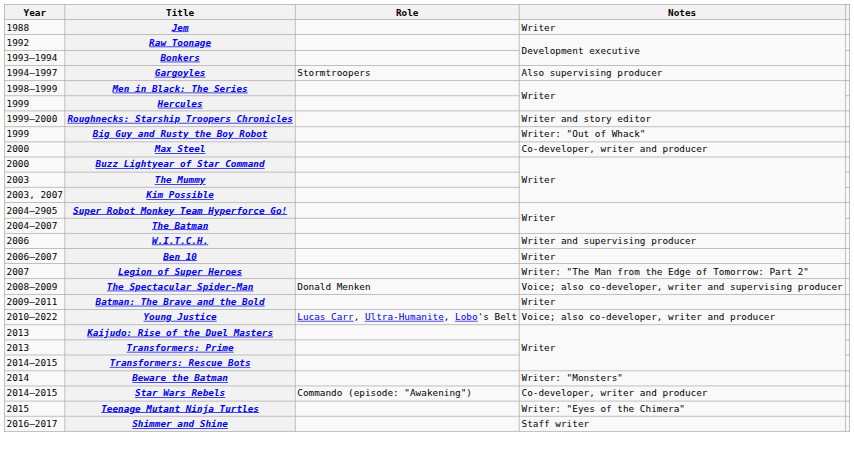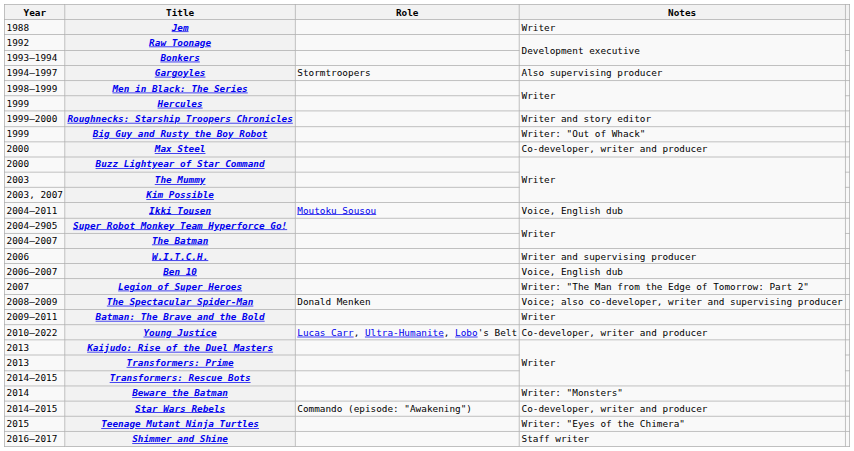+ row: (180, 210)
(538, 256) Writer -> (572, 271) Voice, English dub
(648, 317) Voice; also co-developer, writer and producer -> (615, 332) Co-developer, writer and producer
